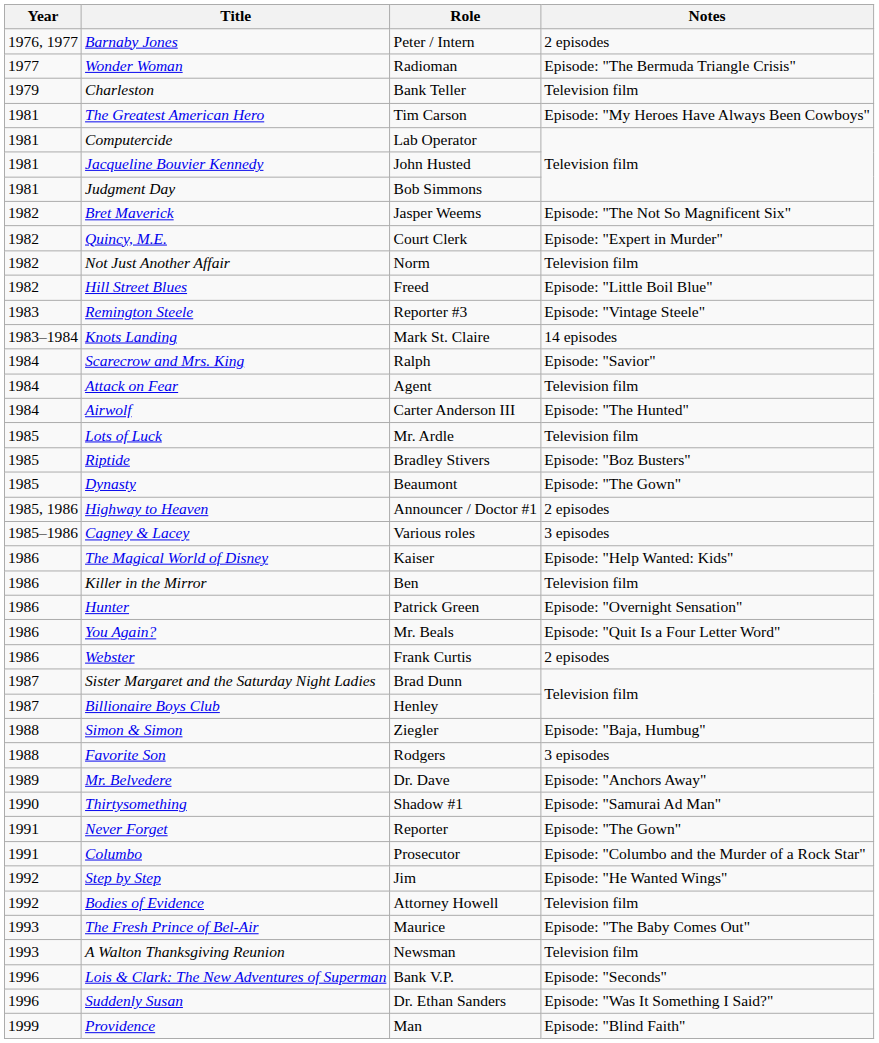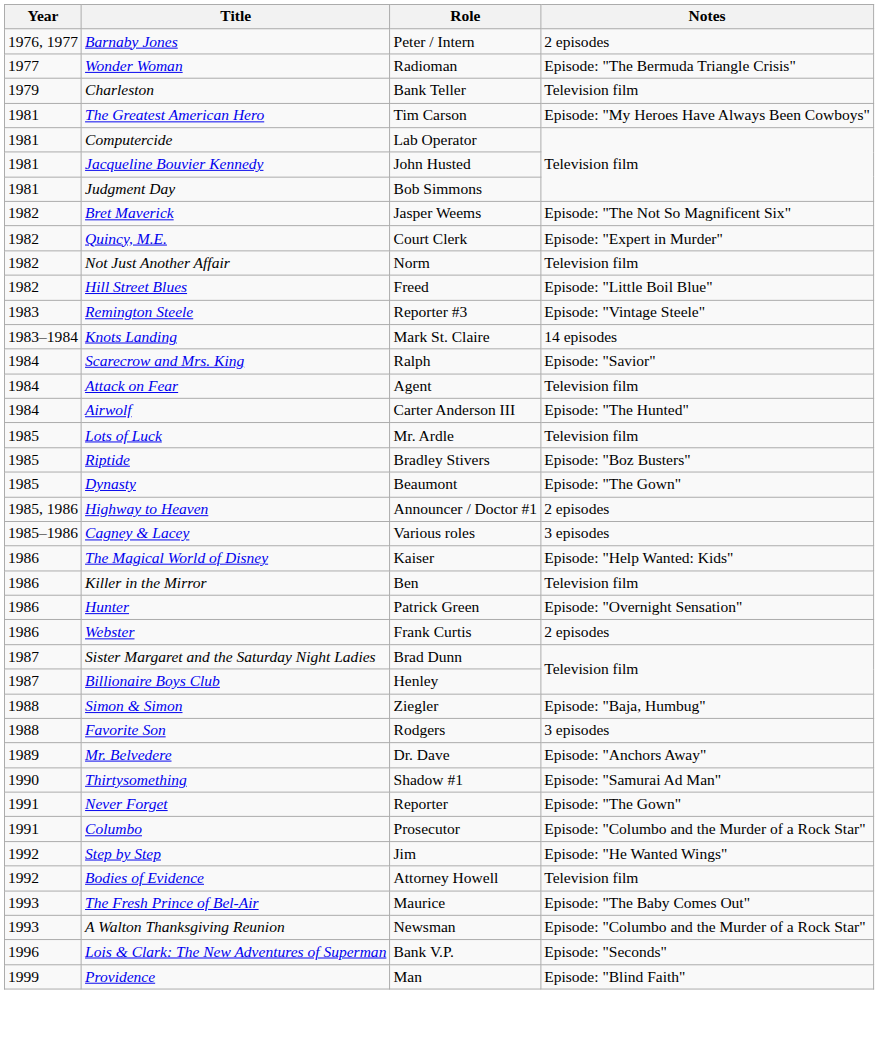- row: (121, 632)
(591, 952) Television film -> (705, 927) Episode: "Columbo and the Murder of a Rock Star"
- row: (134, 1001)
